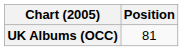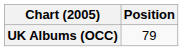(149, 35) 81 -> (149, 35) 79
